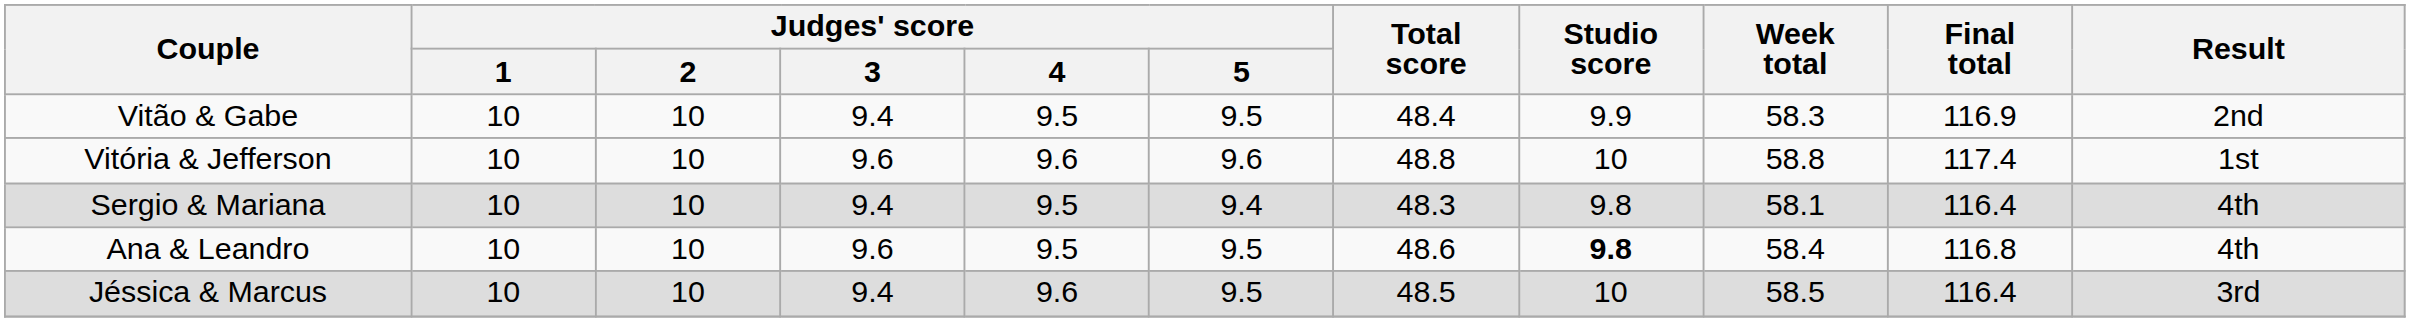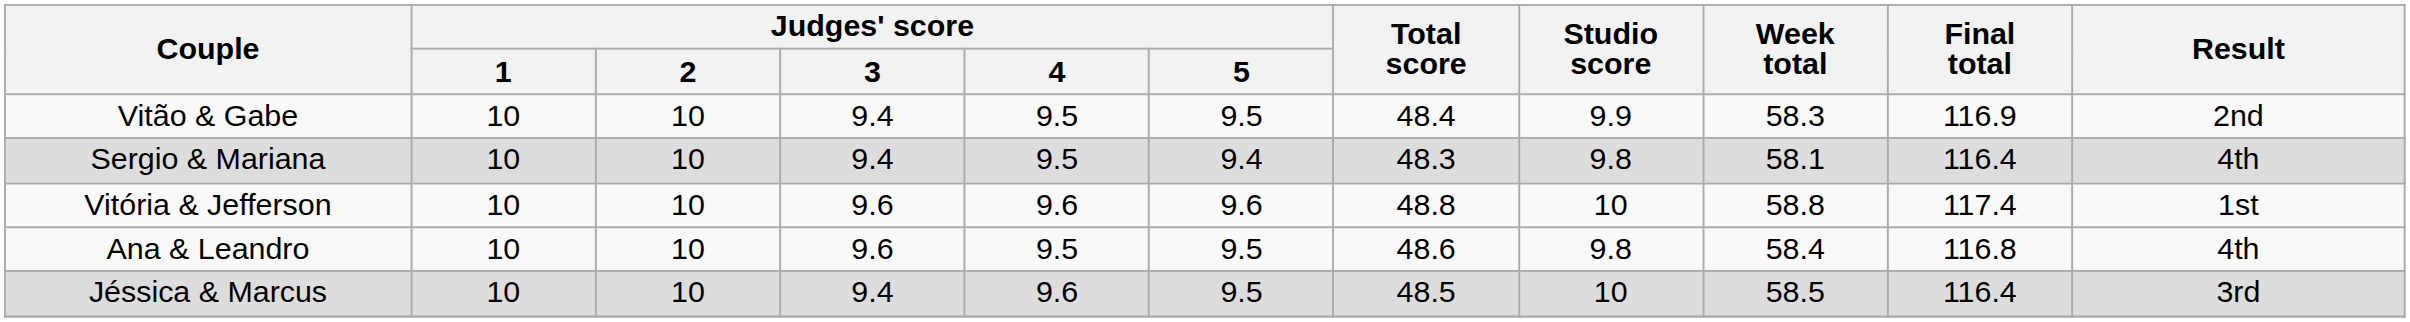rows swapped: (208, 159) <-> (208, 204)
(1611, 248) bold -> (1611, 248) normal
